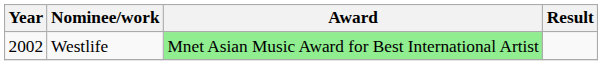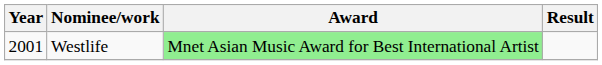(26, 45) 2002 -> (26, 45) 2001
